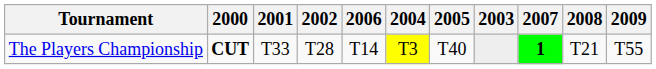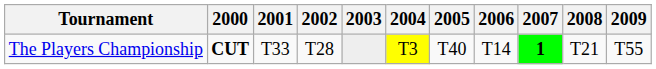columns swapped: (496, 19) <-> (364, 19)
